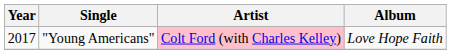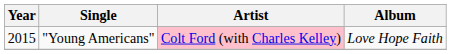(22, 37) 2017 -> (22, 37) 2015
